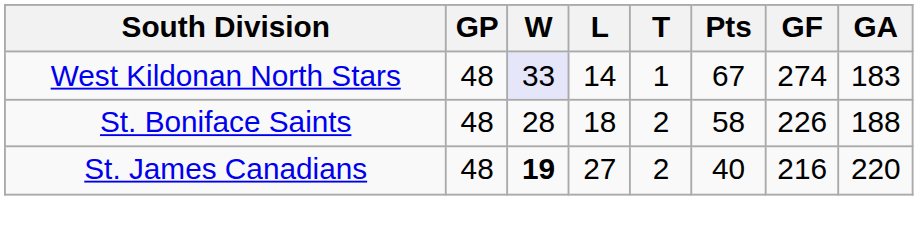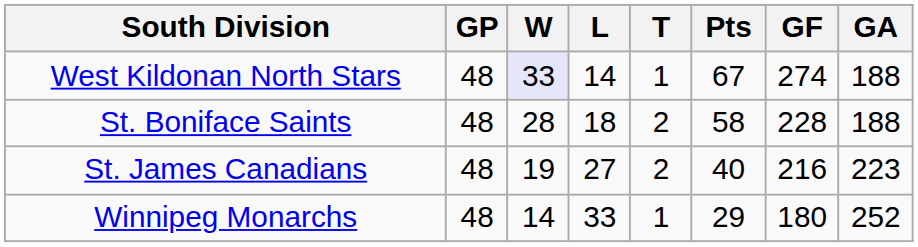(876, 75) 183 -> (876, 75) 188
(802, 122) 226 -> (802, 122) 228
(538, 169) bold -> (538, 169) normal
(876, 169) 220 -> (876, 169) 223
+ row: (226, 216)
